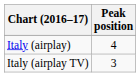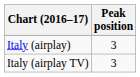(114, 44) 4 -> (114, 44) 3
